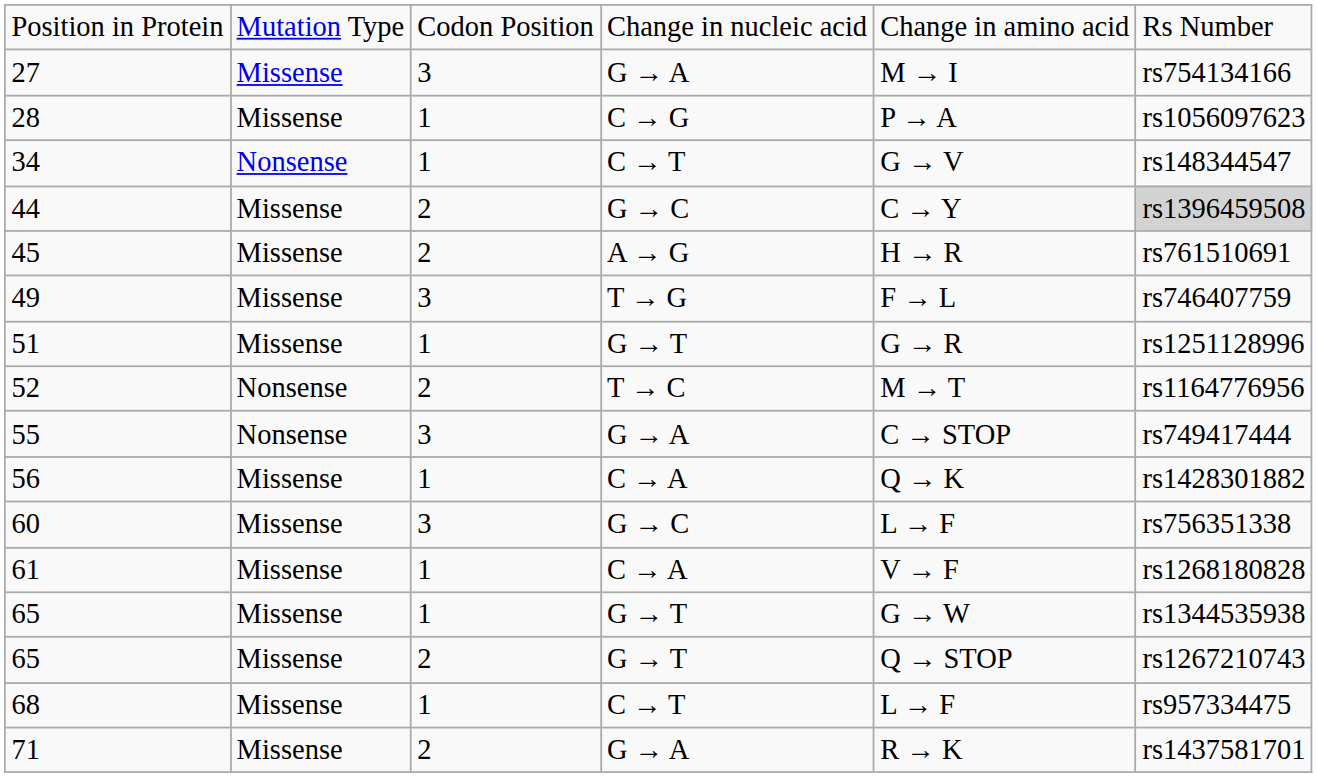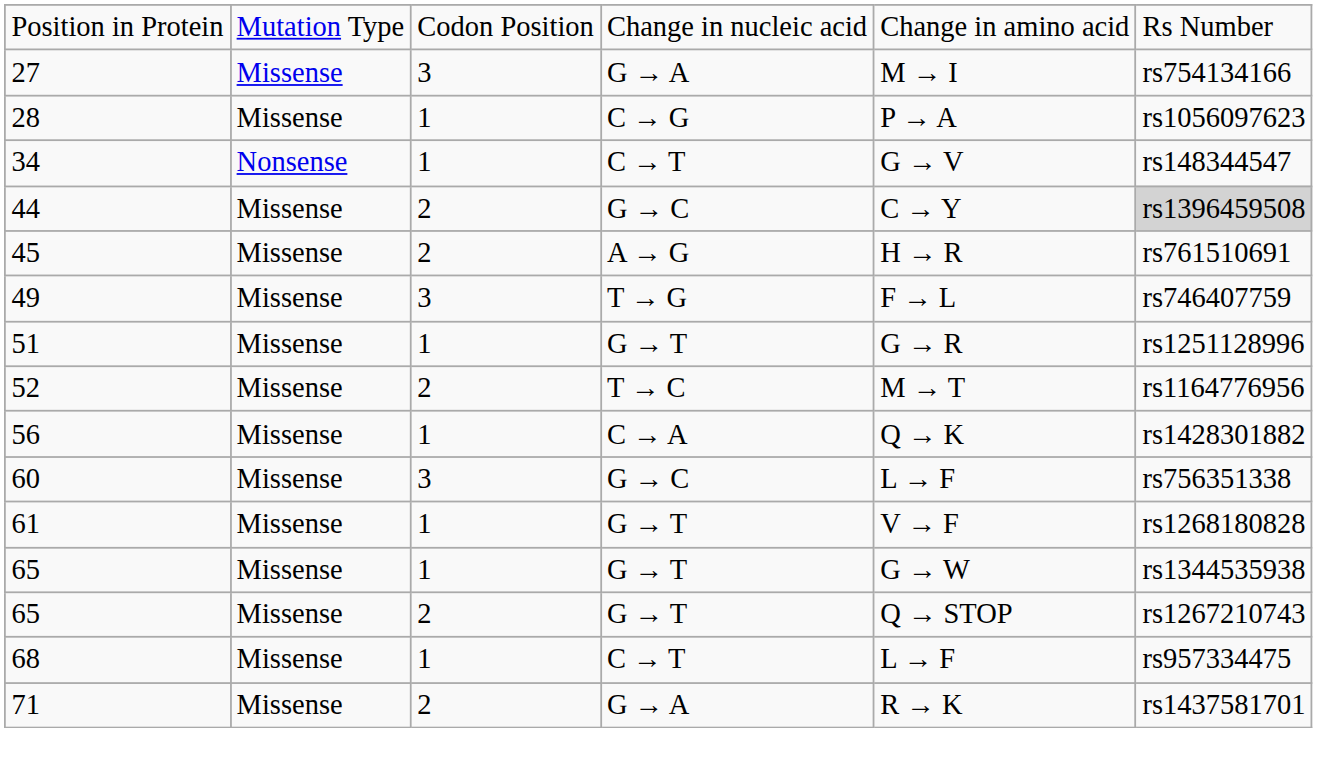(292, 388) Nonsense -> (290, 388) Missense
- row: (26, 433)
(647, 569) C → A -> (647, 523) G → T
